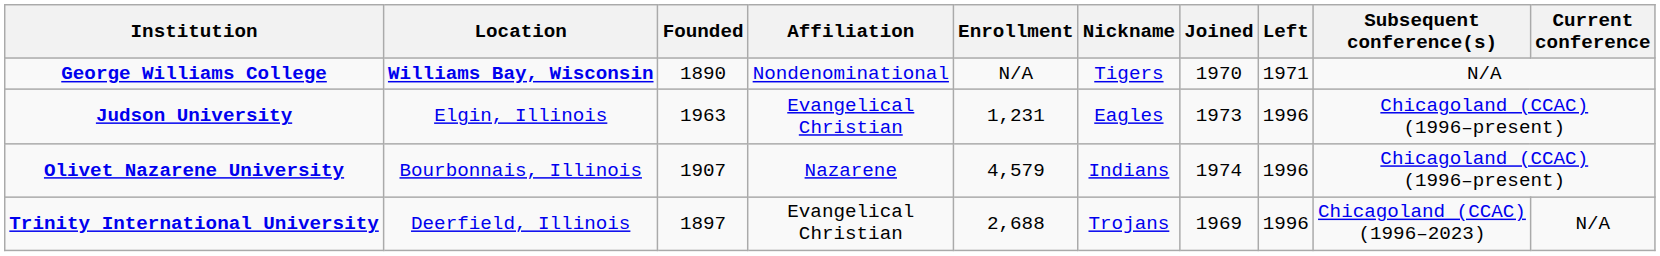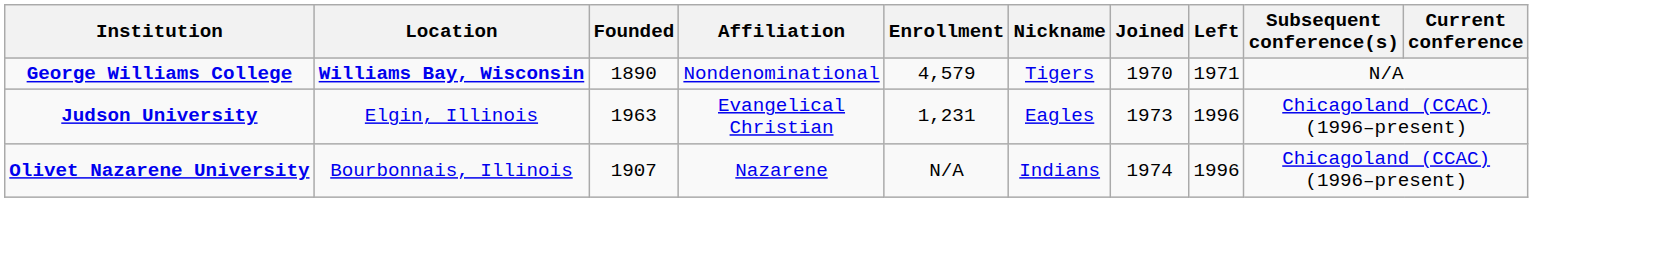(1016, 74) N/A -> (947, 74) 4,579
(1016, 170) 4,579 -> (947, 170) N/A
- row: (194, 224)
